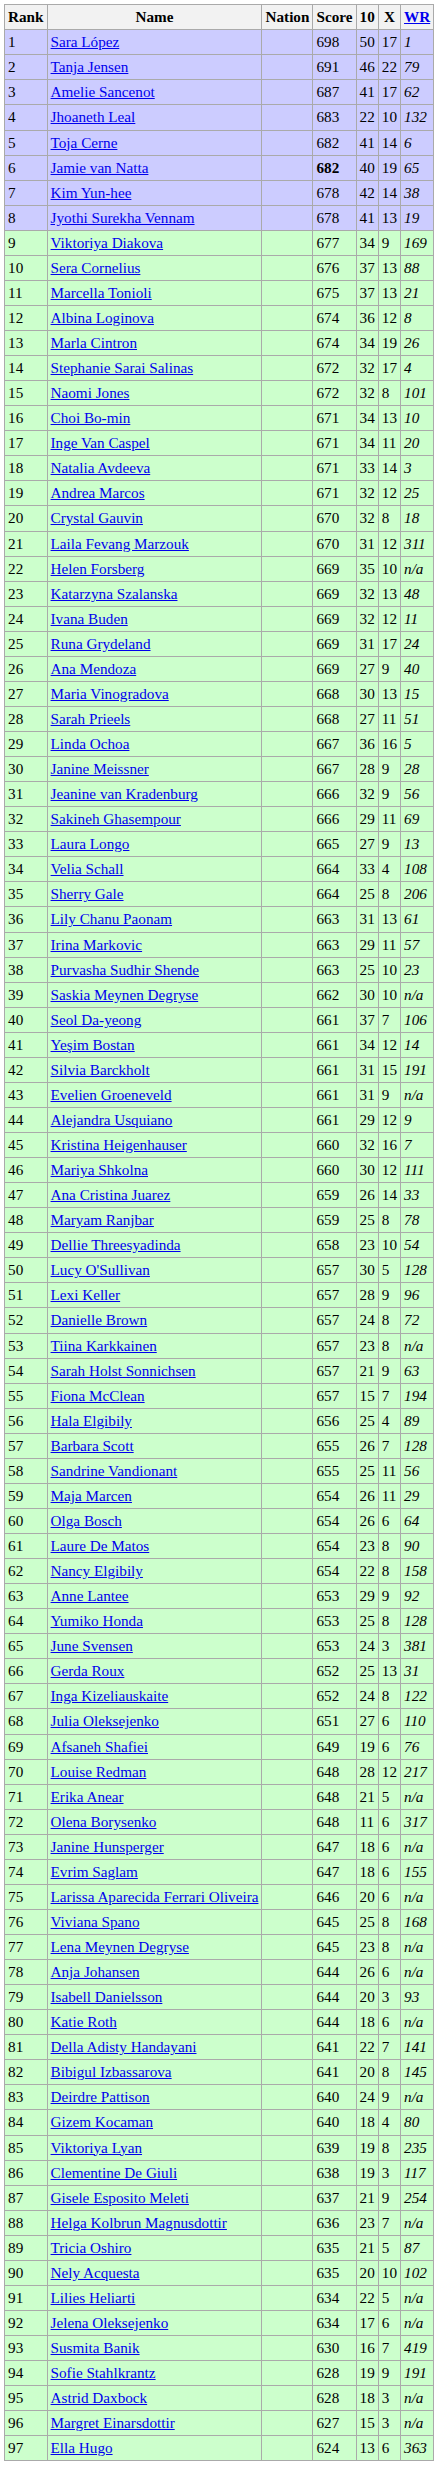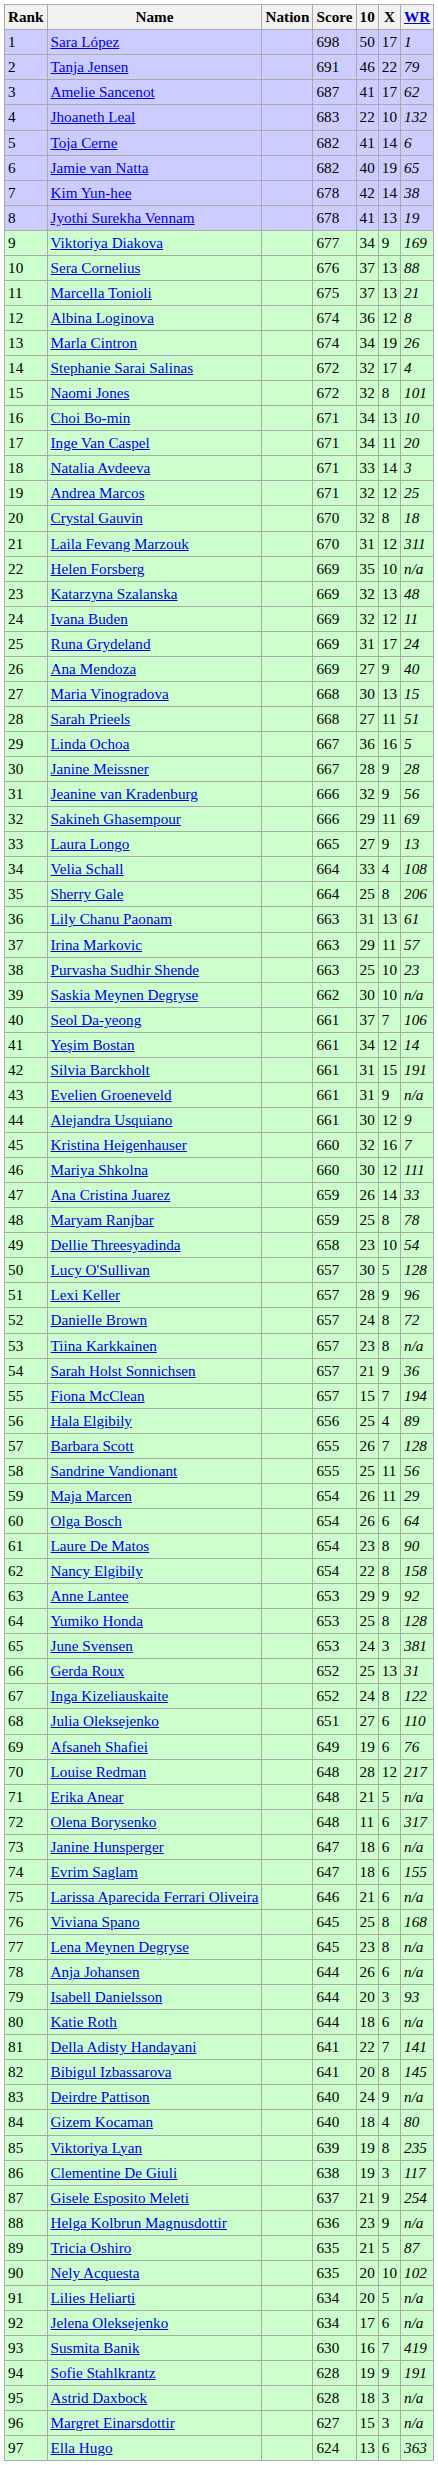(328, 167) bold -> (328, 167) normal
(367, 1119) 29 -> (367, 1119) 30
(412, 1370) 63 -> (412, 1370) 36
(367, 1896) 20 -> (367, 1896) 21
(386, 2222) 7 -> (386, 2222) 9
(367, 2297) 22 -> (367, 2297) 20
